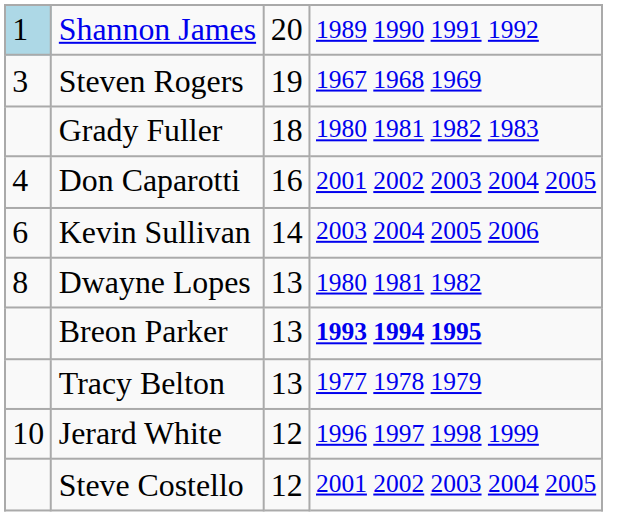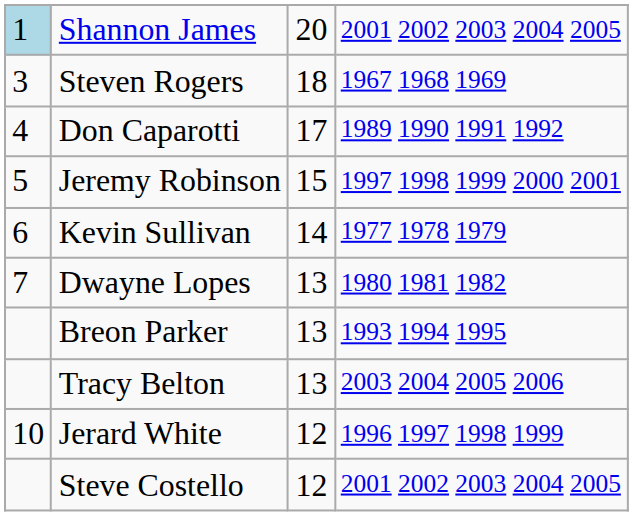(427, 29) 1989 1990 1991 1992 -> (481, 29) 2001 2002 2003 2004 2005
(287, 80) 19 -> (311, 80) 18
- row: (141, 130)
(287, 181) 16 -> (311, 130) 17
(456, 181) 2001 2002 2003 2004 2005 -> (452, 130) 1989 1990 1991 1992
+ row: (170, 181)
(427, 231) 2003 2004 2005 2006 -> (424, 231) 1977 1978 1979
(20, 282) 8 -> (20, 282) 7
(399, 332) bold -> (424, 332) normal
(399, 383) 1977 1978 1979 -> (452, 383) 2003 2004 2005 2006
